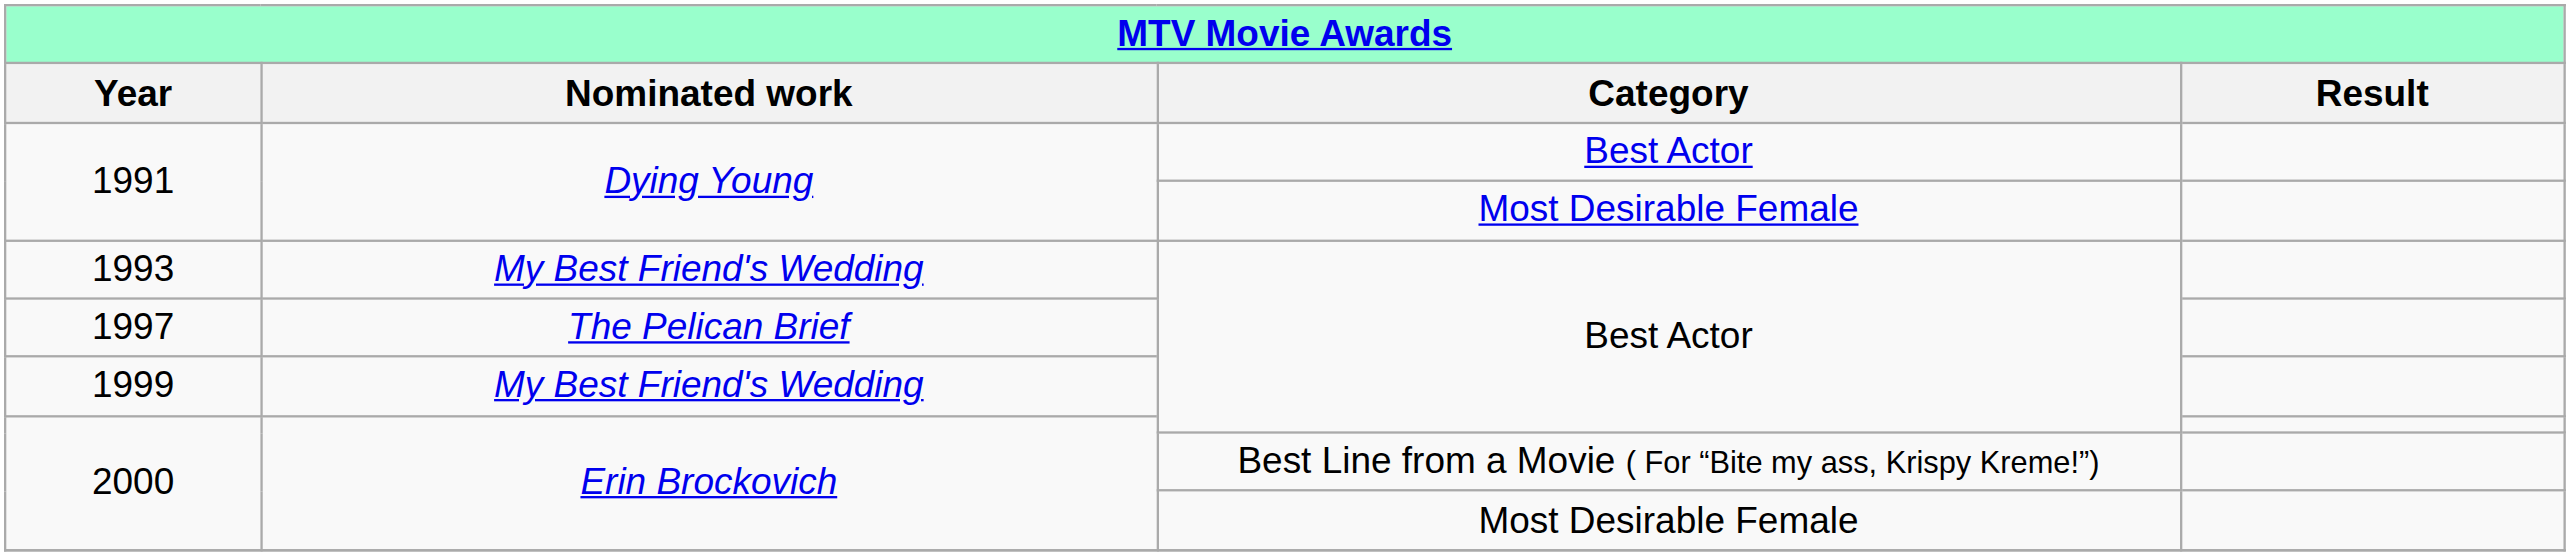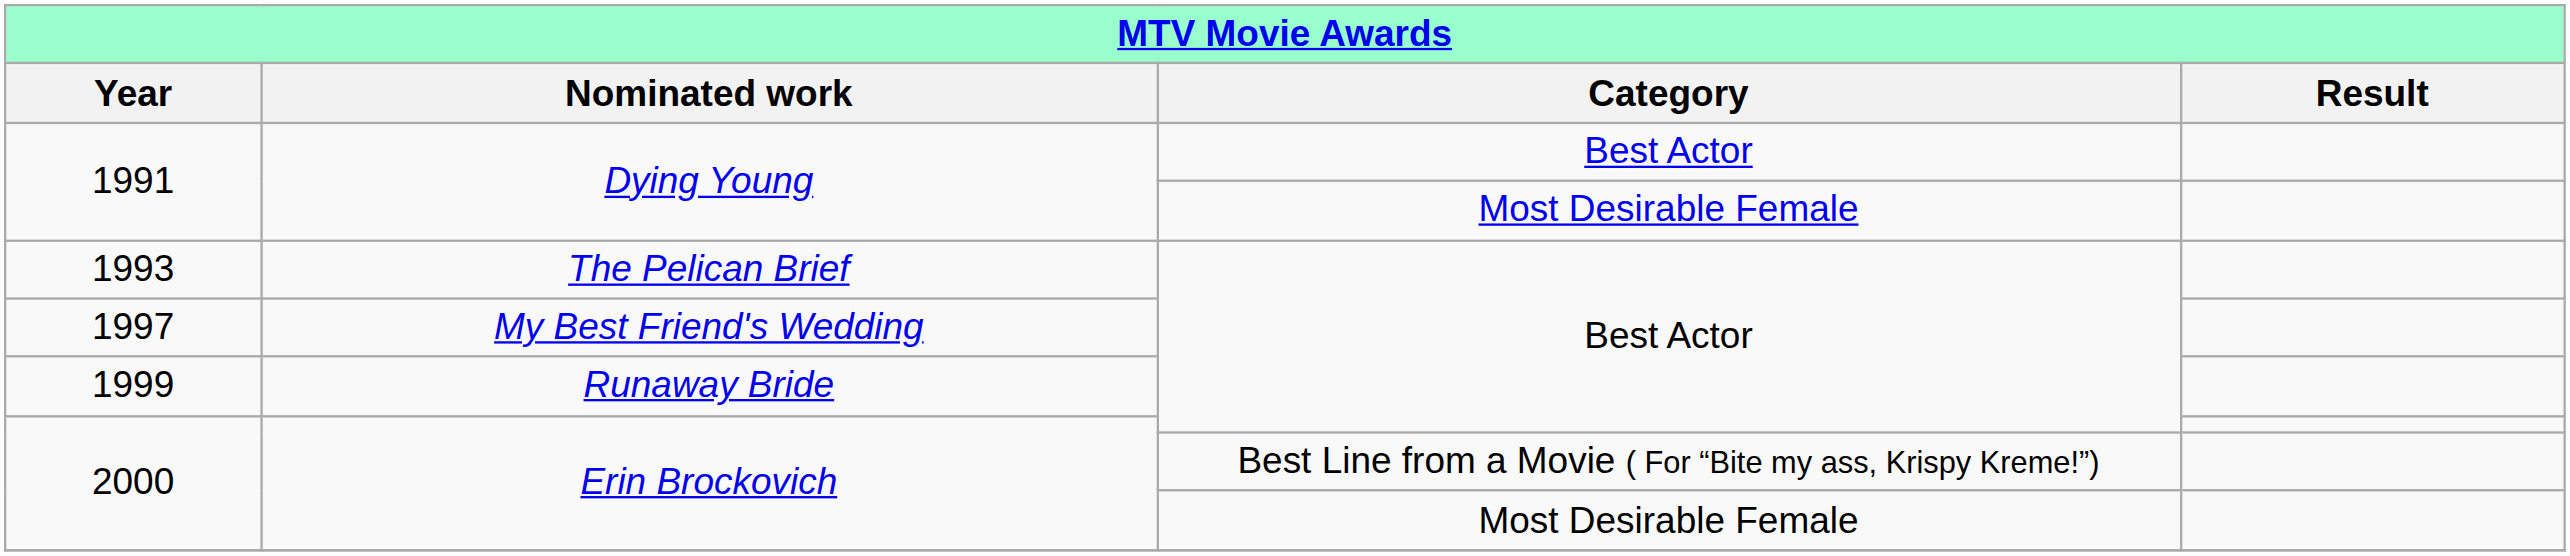(709, 268) My Best Friend's Wedding -> (709, 268) The Pelican Brief
(709, 326) The Pelican Brief -> (709, 326) My Best Friend's Wedding
(709, 385) My Best Friend's Wedding -> (709, 385) Runaway Bride
